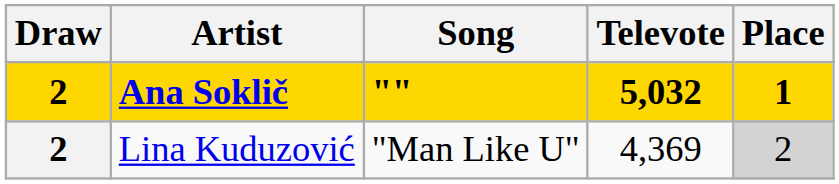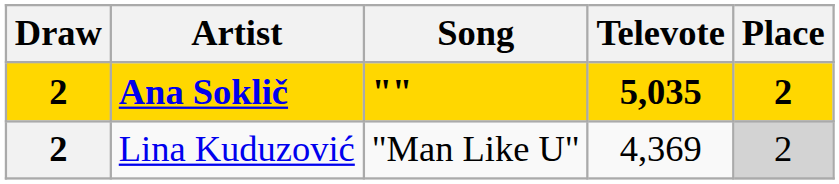(661, 91) 5,032 -> (661, 91) 5,035
(783, 91) 1 -> (783, 91) 2
